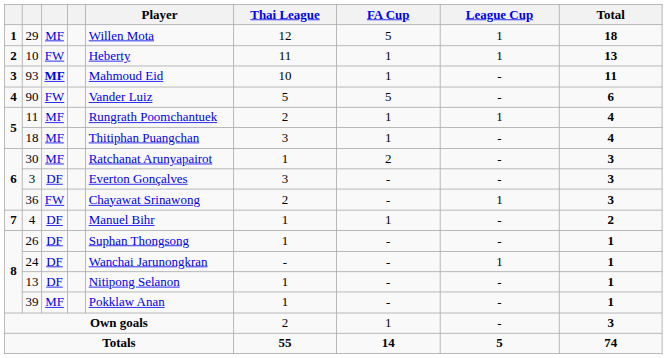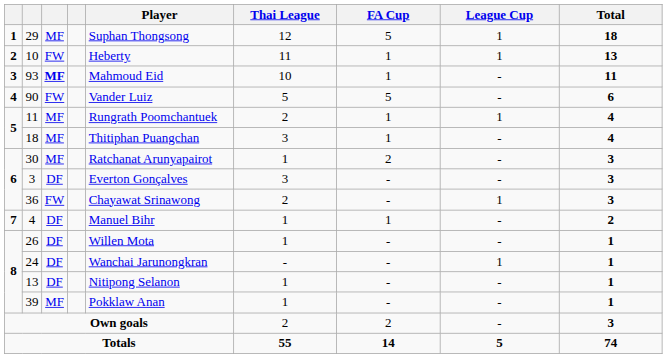(121, 35) Willen Mota -> (139, 35) Suphan Thongsong
(139, 240) Suphan Thongsong -> (121, 240) Willen Mota
(388, 323) 1 -> (388, 323) 2
